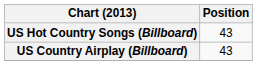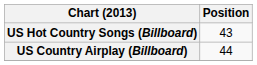(226, 51) 43 -> (226, 51) 44
